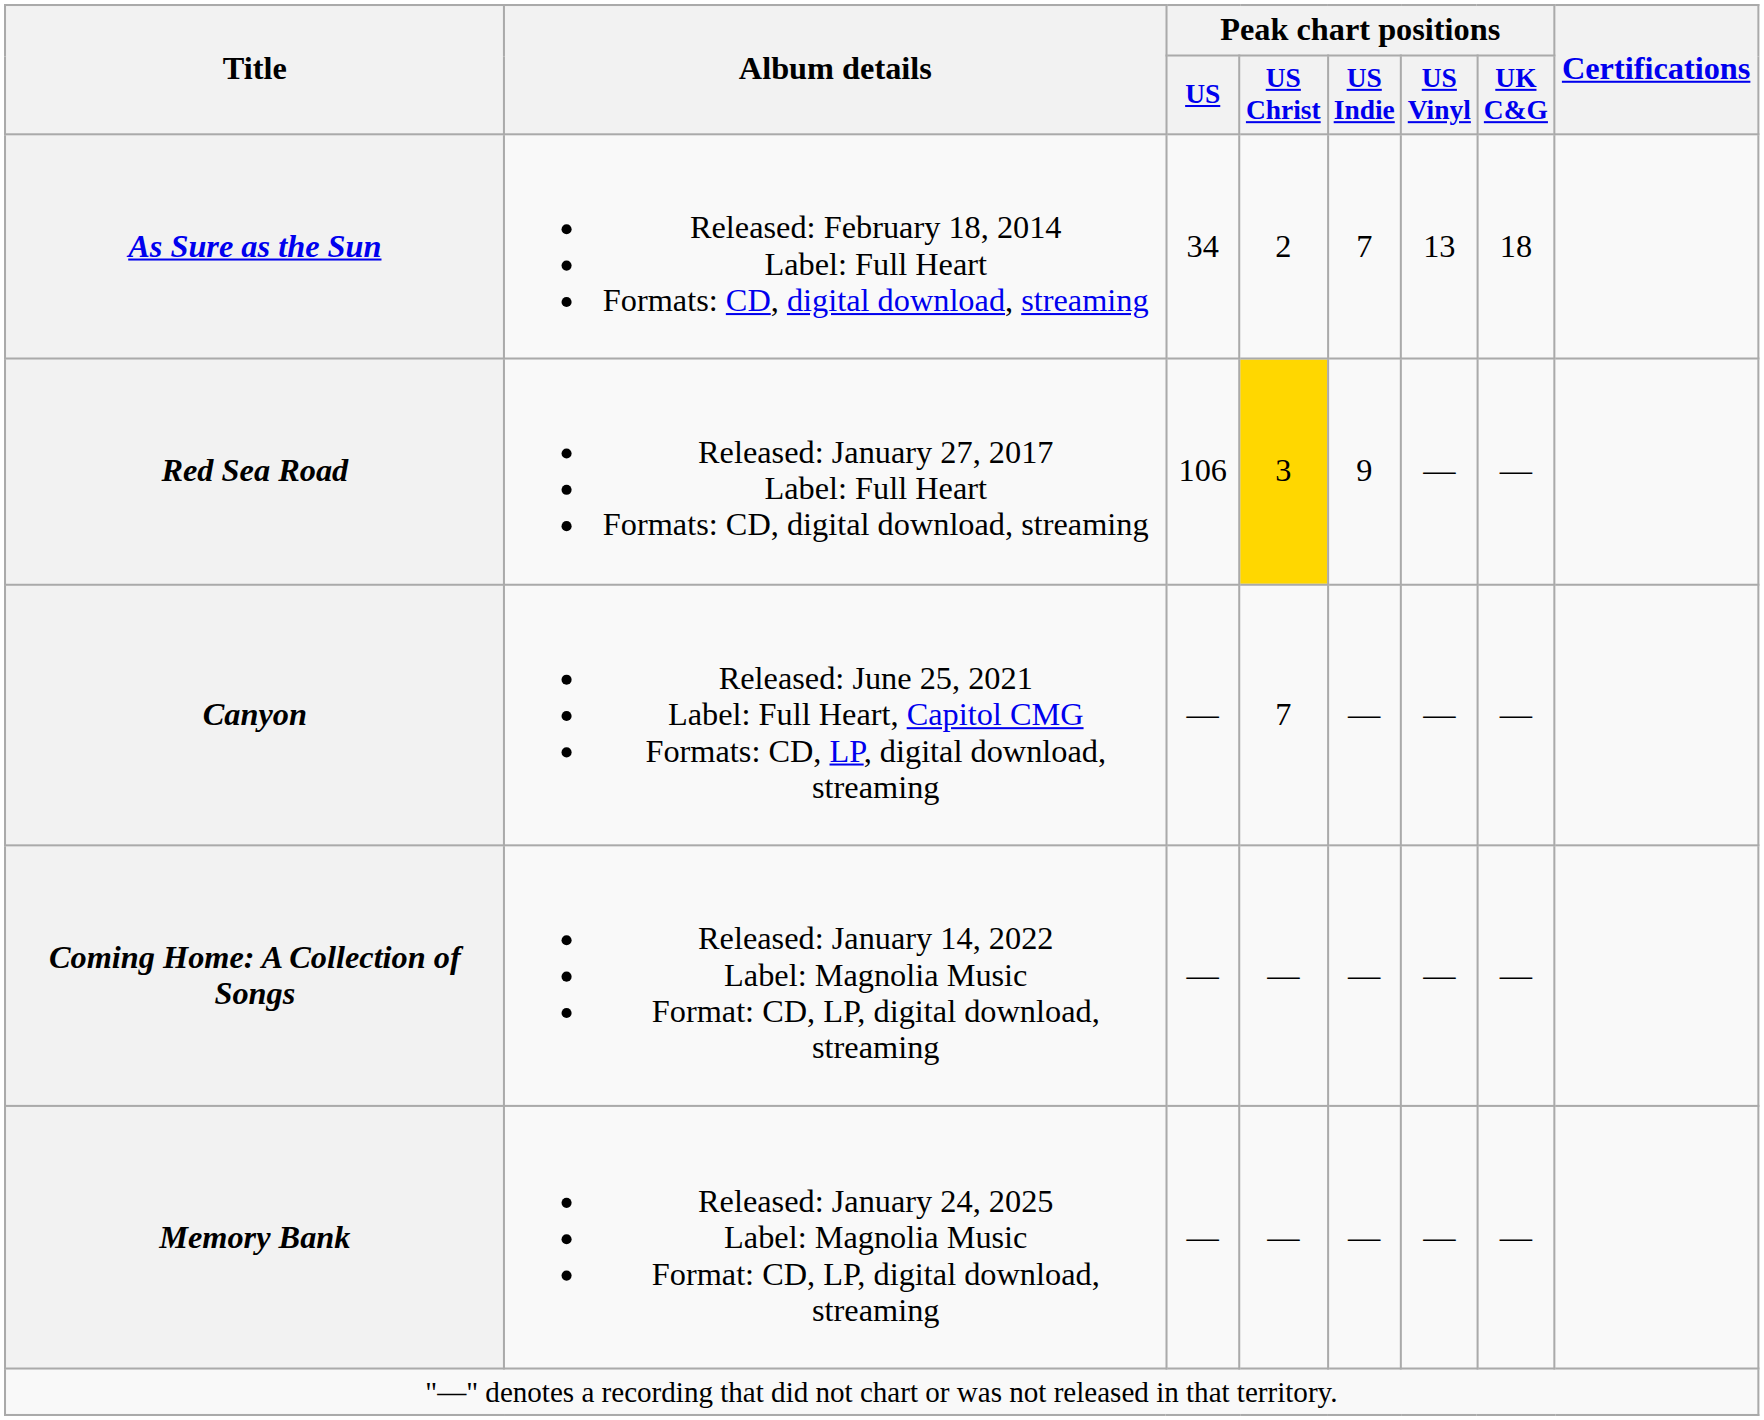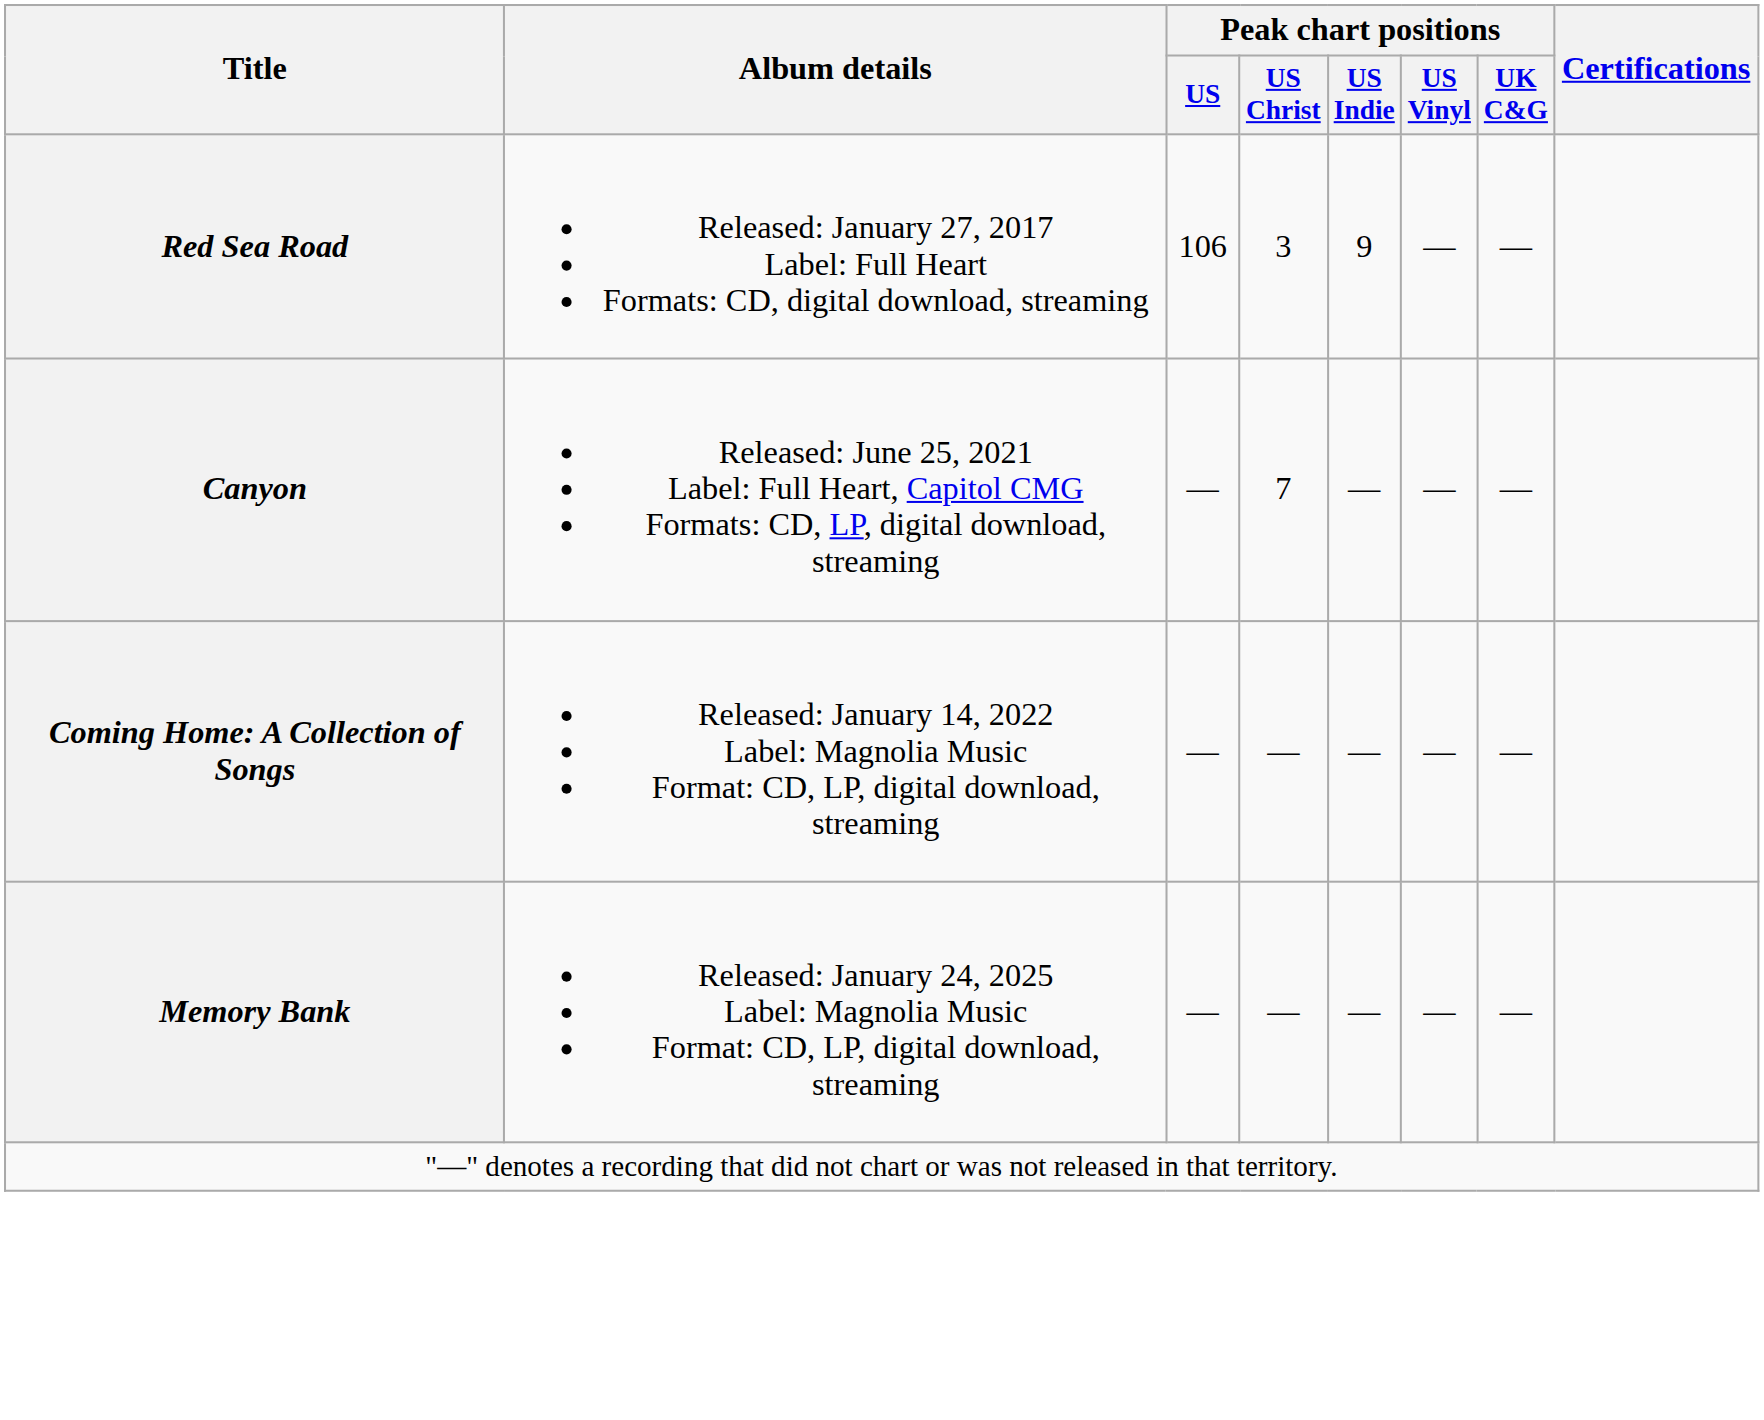- row: (255, 245)
(1283, 470) gold background -> (1283, 245) no background
